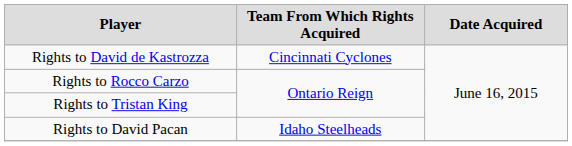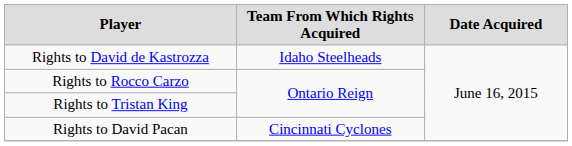(330, 57) Cincinnati Cyclones -> (330, 57) Idaho Steelheads
(330, 128) Idaho Steelheads -> (330, 128) Cincinnati Cyclones
